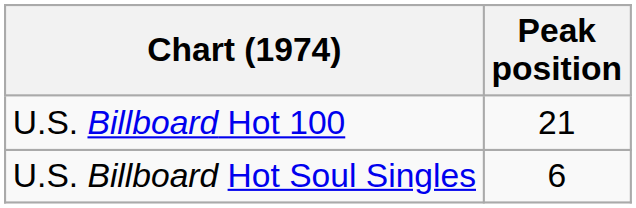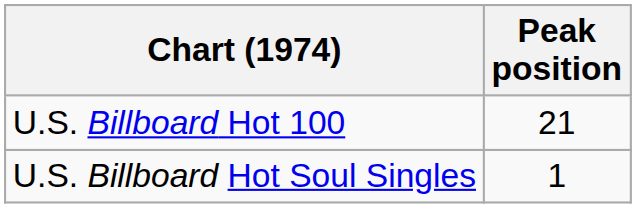(557, 175) 6 -> (557, 175) 1
